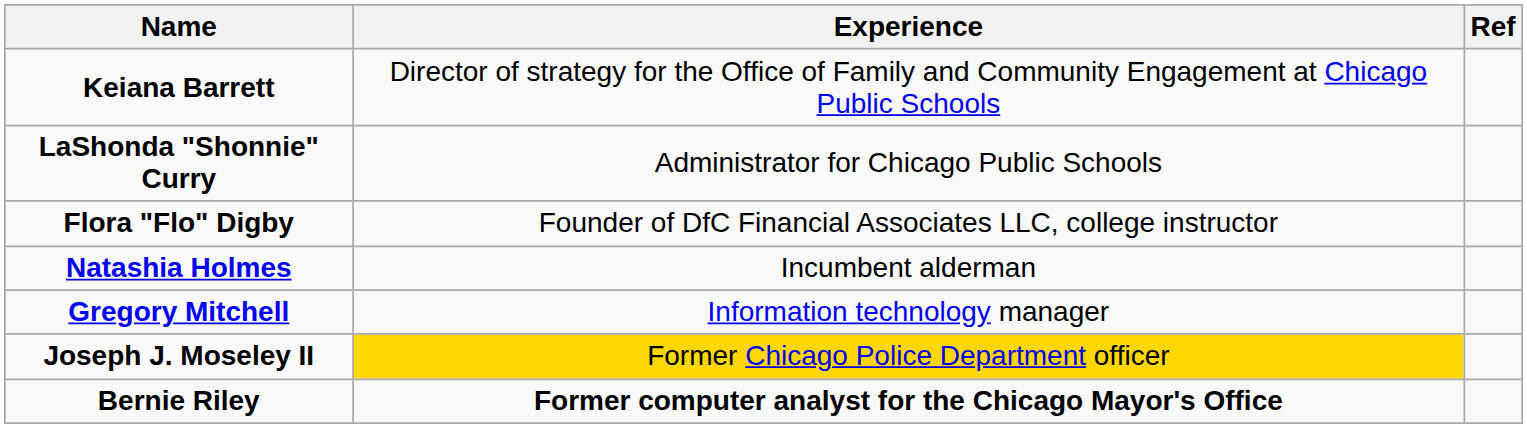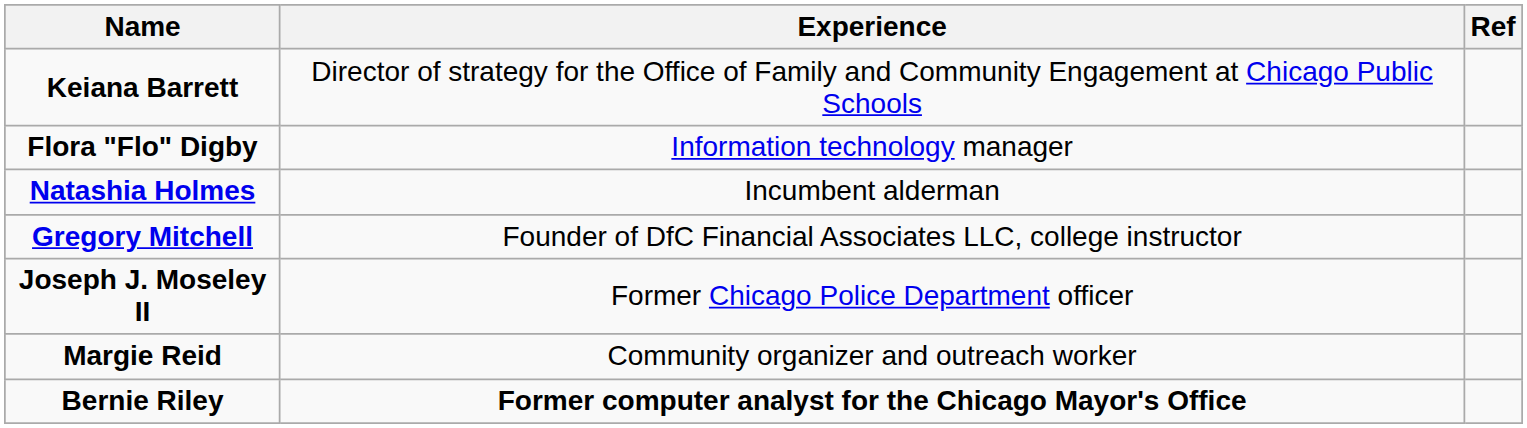- row: (179, 162)
(908, 222) Founder of DfC Financial Associates LLC, college instructor -> (872, 147) Information technology manager
(908, 311) Information technology manager -> (872, 235) Founder of DfC Financial Associates LLC, college instructor
(908, 356) gold background -> (872, 295) no background
+ row: (143, 356)
